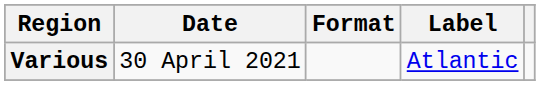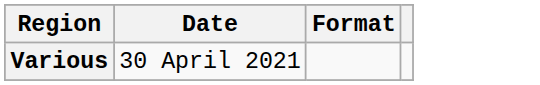- column: (463, 24)
